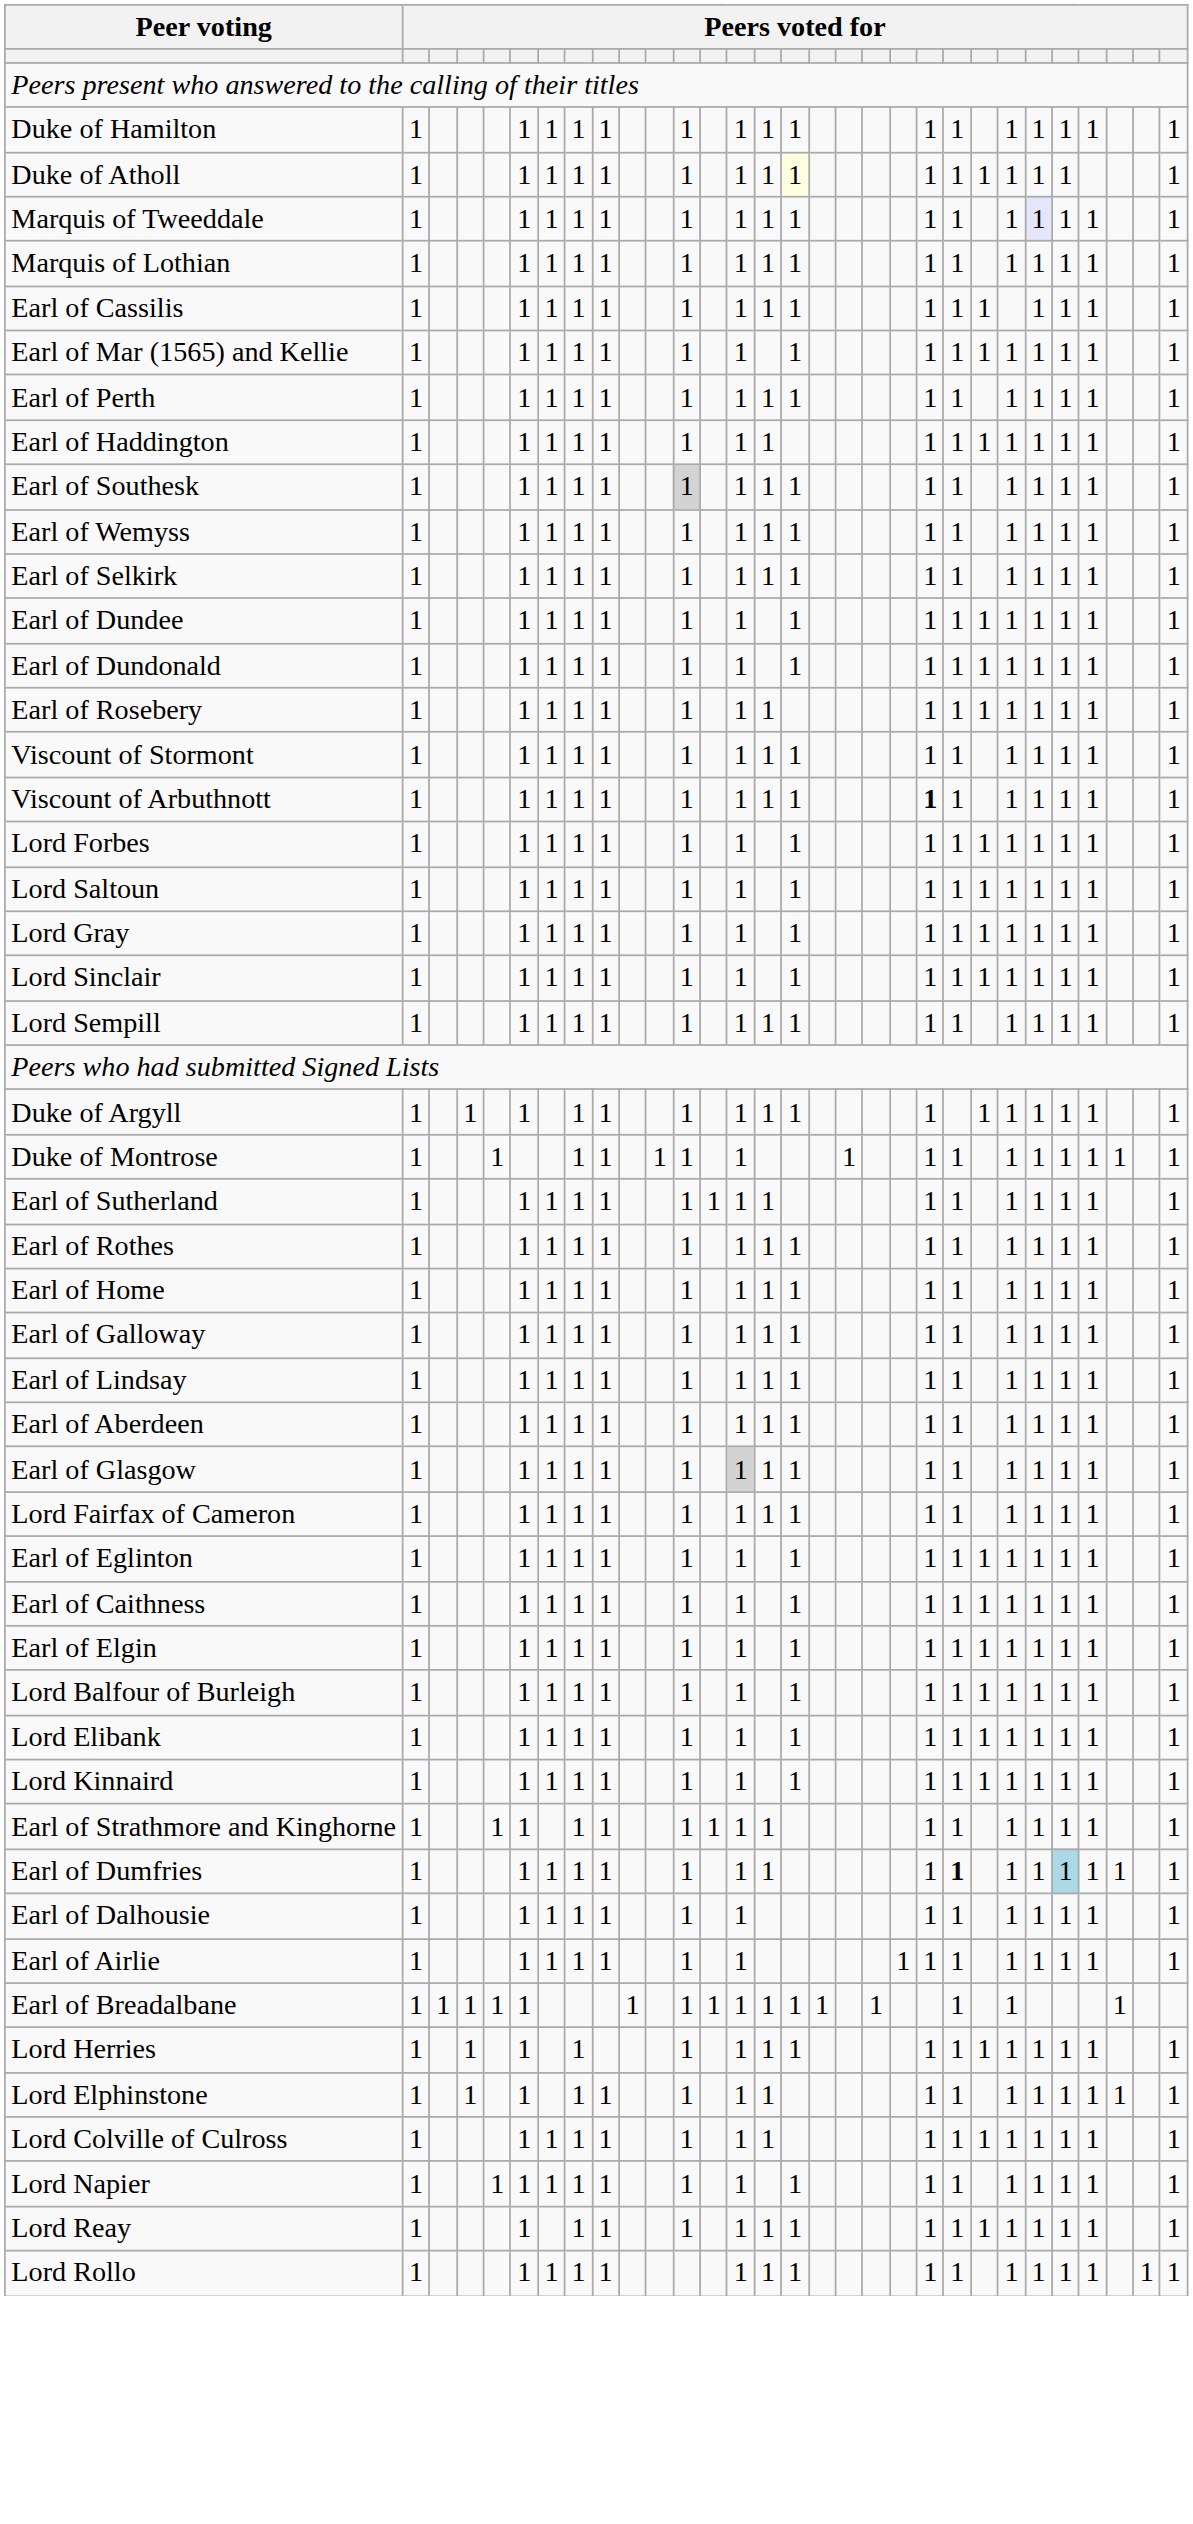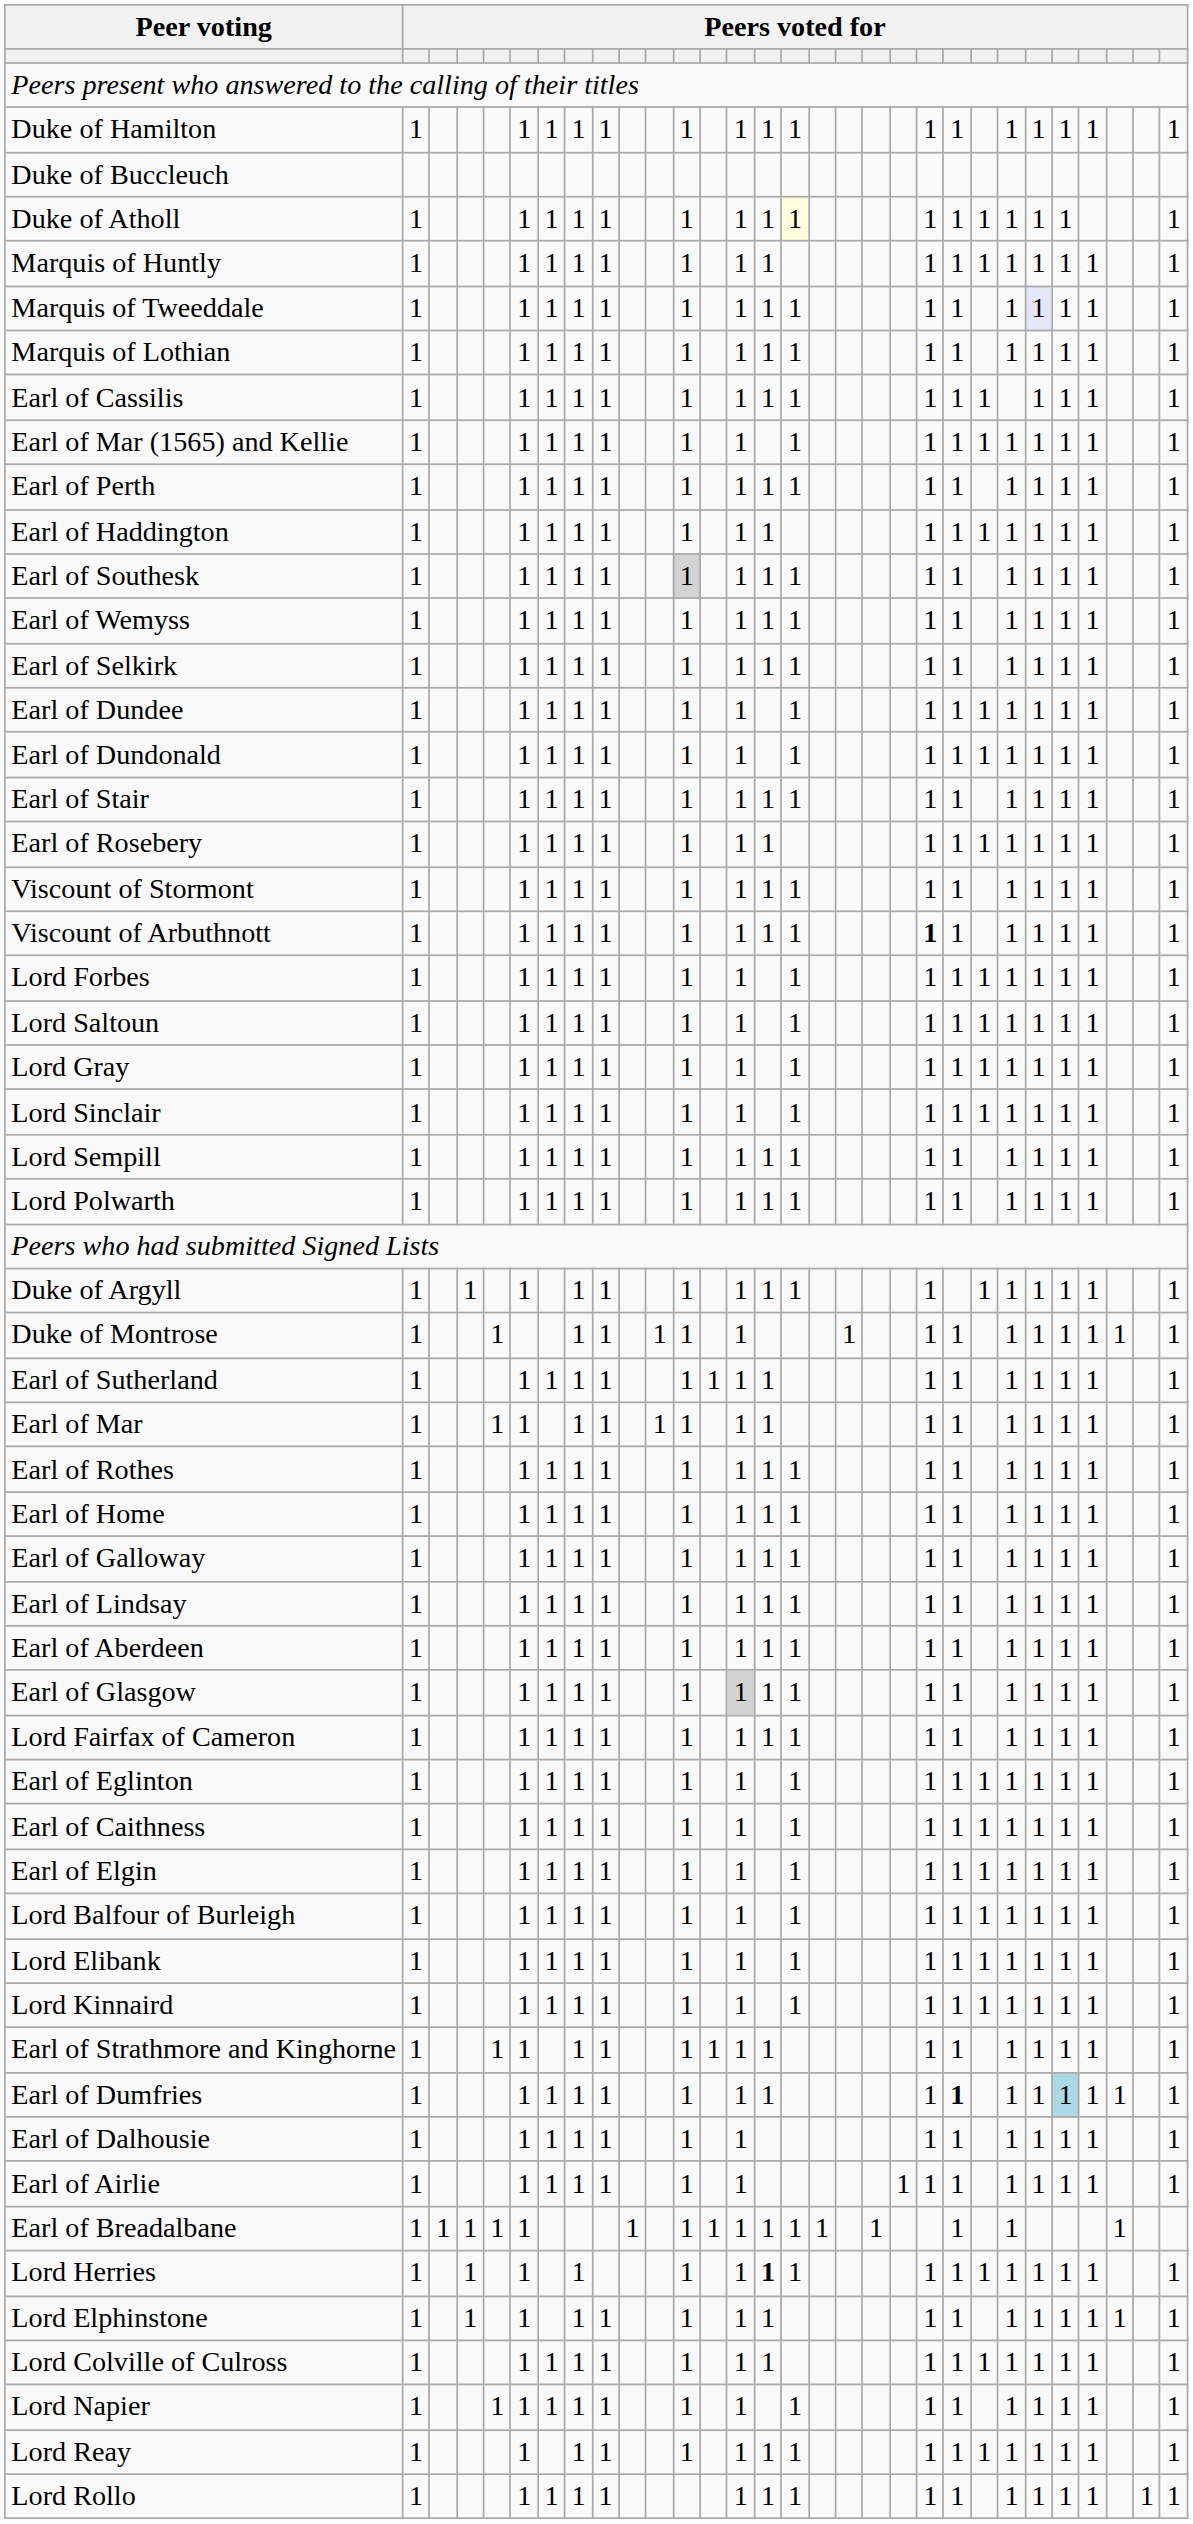+ row: (120, 173)
+ row: (116, 263)
+ row: (80, 799)
+ row: (93, 1200)
+ row: (77, 1424)
(768, 2049) normal -> (768, 2272) bold
